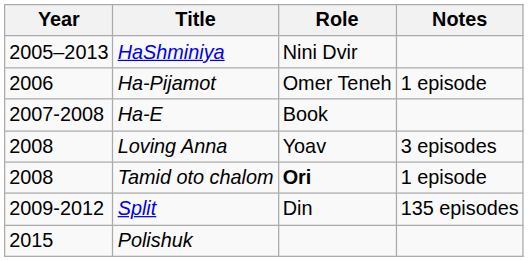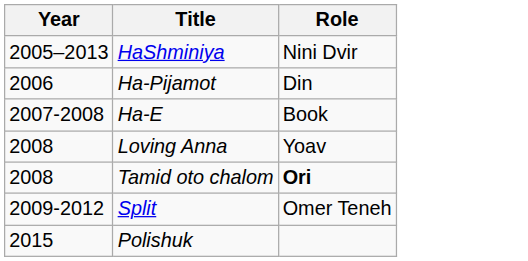- column: (460, 20)
(337, 83) Omer Teneh -> (298, 83) Din
(298, 209) Din -> (337, 209) Omer Teneh
